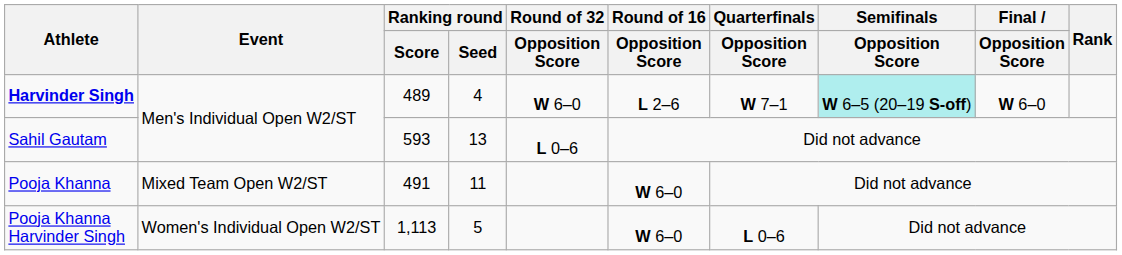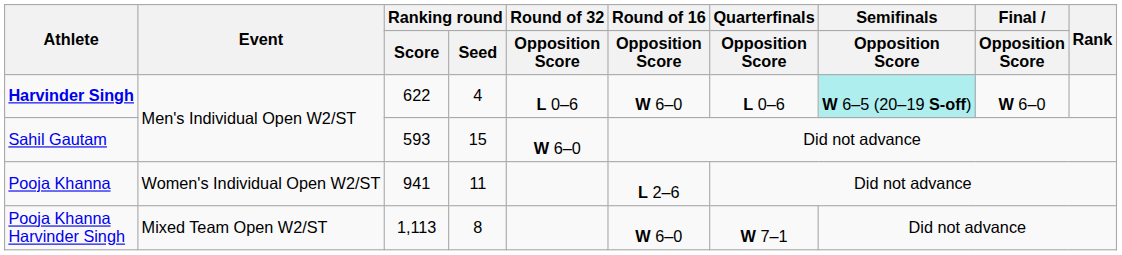(417, 96) 489 -> (417, 96) 622
(557, 105) W 6–0 -> (557, 105) L 0–6
(659, 105) L 2–6 -> (659, 105) W 6–0
(764, 105) W 7–1 -> (764, 105) L 0–6
(478, 140) 13 -> (478, 140) 15
(557, 149) L 0–6 -> (557, 149) W 6–0
(235, 184) Mixed Team Open W2/ST -> (261, 184) Women's Individual Open W2/ST
(417, 184) 491 -> (417, 184) 941
(659, 193) W 6–0 -> (659, 193) L 2–6
(261, 228) Women's Individual Open W2/ST -> (235, 228) Mixed Team Open W2/ST
(478, 228) 5 -> (478, 228) 8
(764, 237) L 0–6 -> (764, 237) W 7–1
